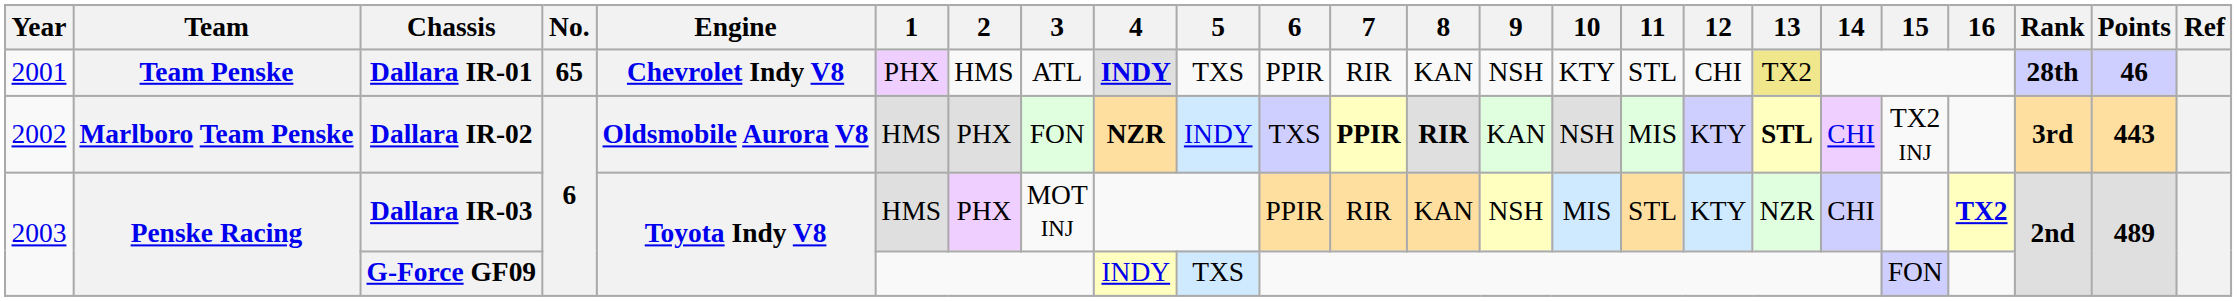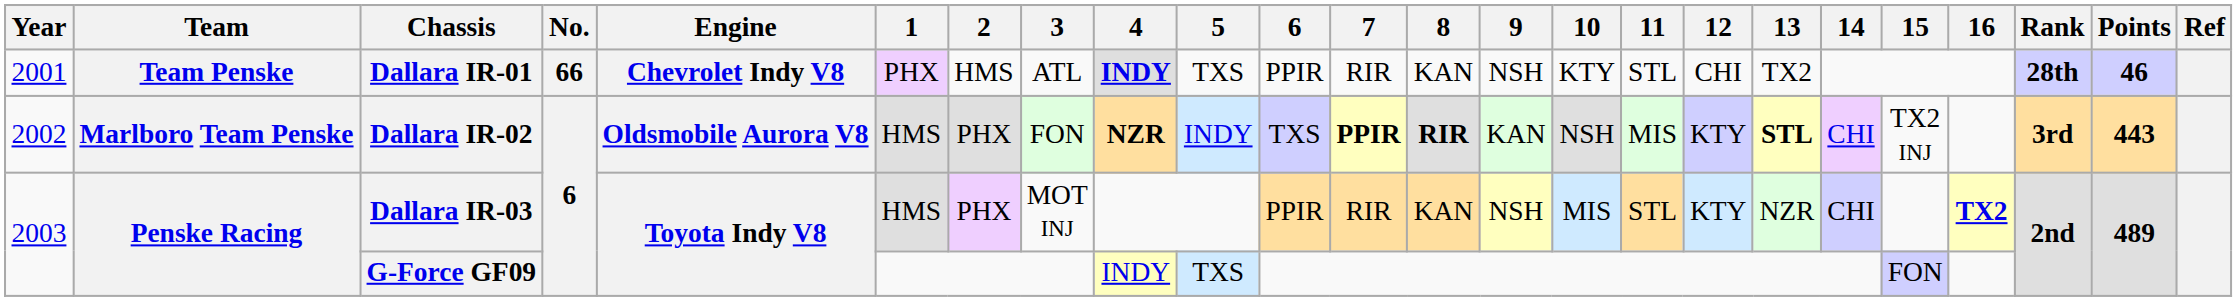(569, 72) 65 -> (569, 72) 66
(1787, 72) khaki background -> (1787, 72) no background
